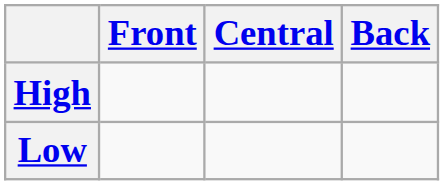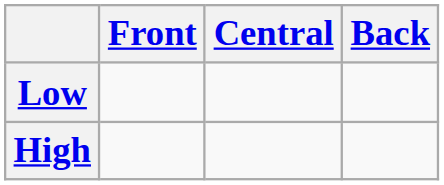rows swapped: (52, 91) <-> (52, 149)
